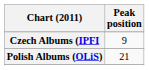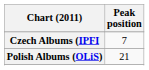(124, 40) 9 -> (124, 40) 7
